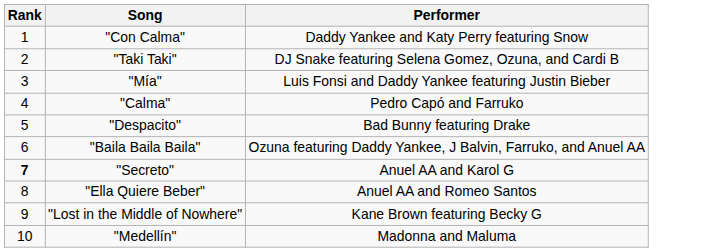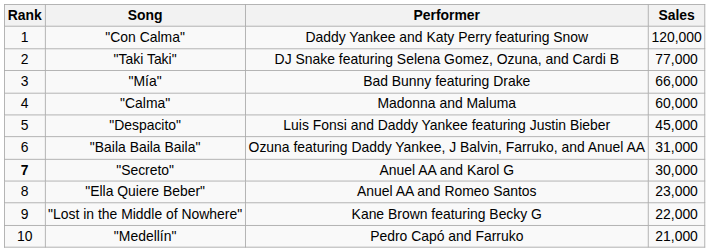+ column: (677, 15)
(447, 81) Luis Fonsi and Daddy Yankee featuring Justin Bieber -> (447, 81) Bad Bunny featuring Drake
(447, 103) Pedro Capó and Farruko -> (447, 103) Madonna and Maluma
(447, 125) Bad Bunny featuring Drake -> (447, 125) Luis Fonsi and Daddy Yankee featuring Justin Bieber
(447, 236) Madonna and Maluma -> (447, 236) Pedro Capó and Farruko
